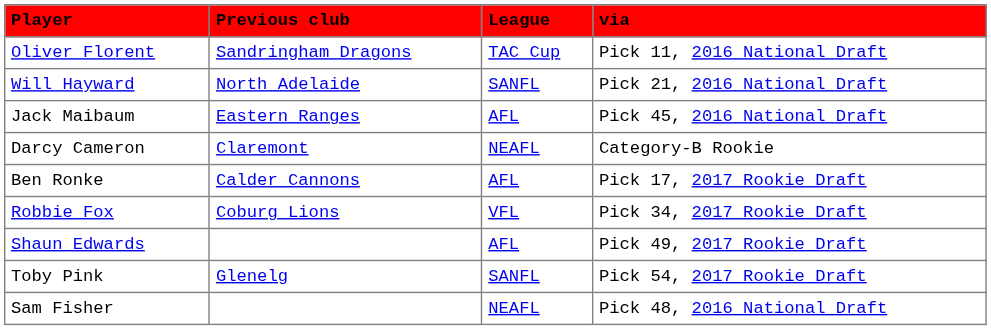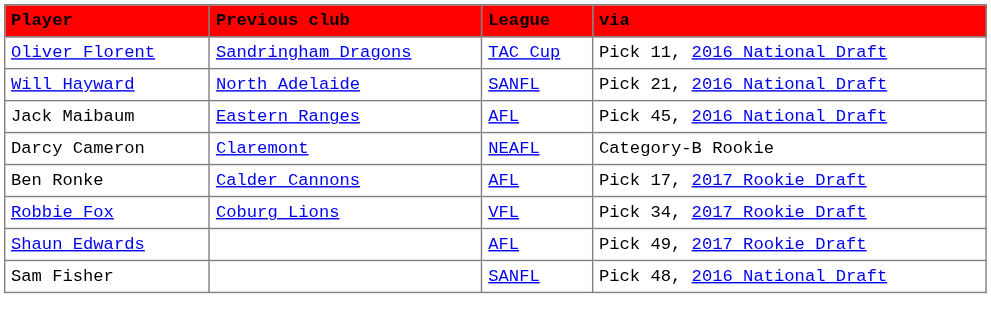- row: (57, 276)
(514, 308) NEAFL -> (514, 276) SANFL
